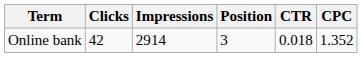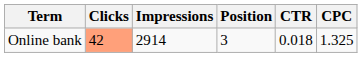(96, 40) no background -> (96, 40) lightsalmon background
(337, 40) 1.352 -> (337, 40) 1.325
